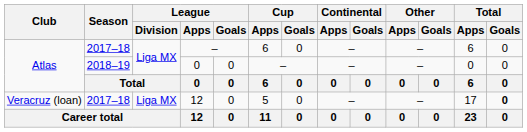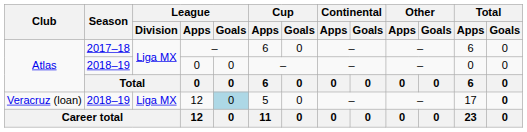(108, 100) 2017–18 -> (108, 100) 2018–19
(231, 100) no background -> (231, 100) lightblue background
